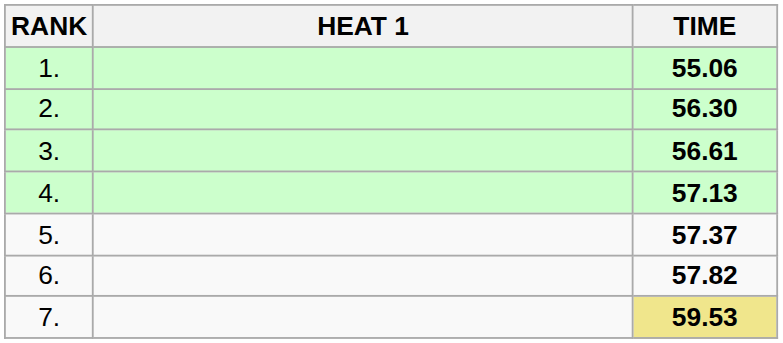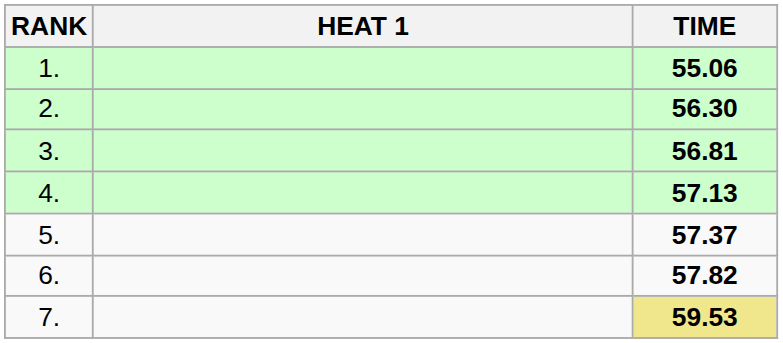(705, 151) 56.61 -> (705, 151) 56.81
